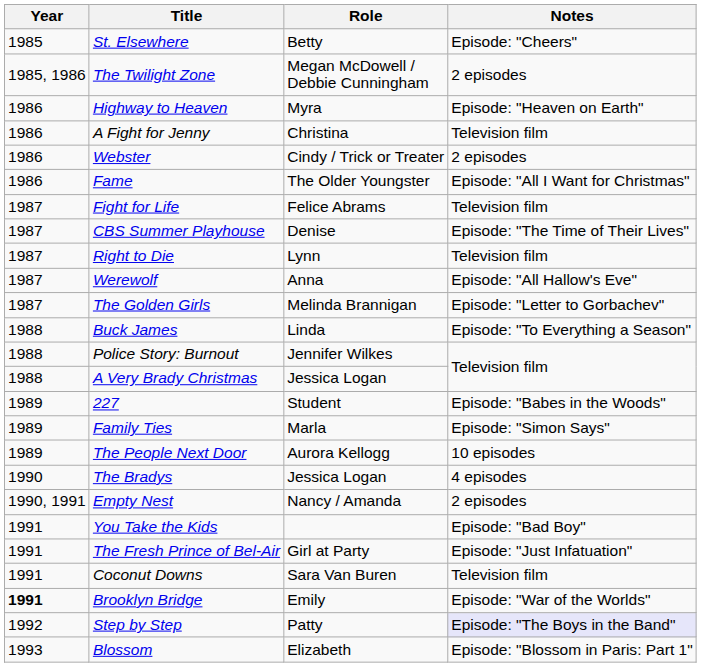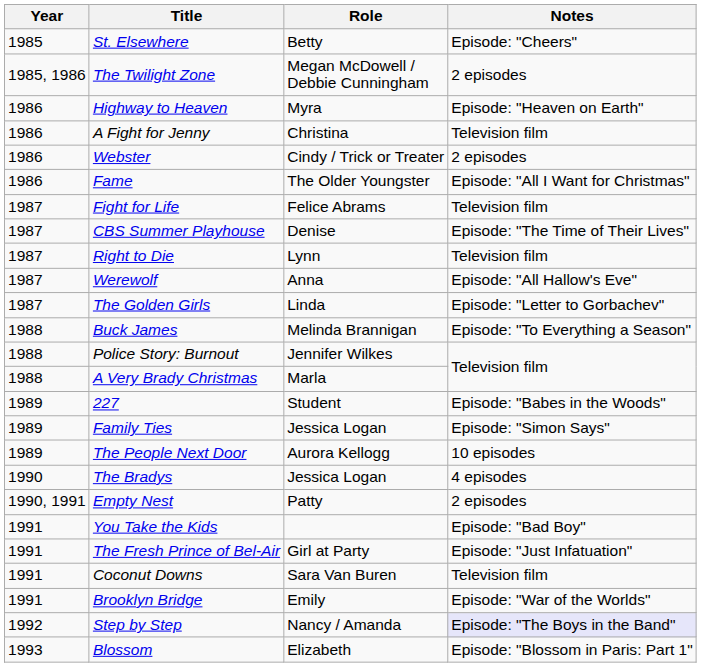(352, 305) Melinda Brannigan -> (306, 305) Linda
(306, 329) Linda -> (352, 329) Melinda Brannigan
(337, 378) Jessica Logan -> (307, 378) Marla
(307, 428) Marla -> (337, 428) Jessica Logan
(344, 501) Nancy / Amanda -> (305, 501) Patty
(25, 600) bold -> (25, 600) normal
(305, 624) Patty -> (344, 624) Nancy / Amanda
